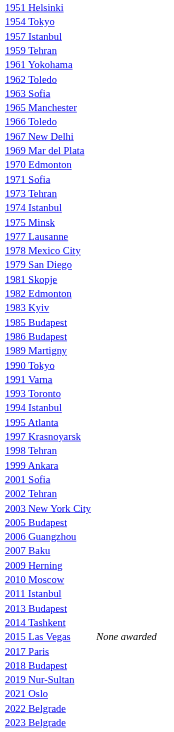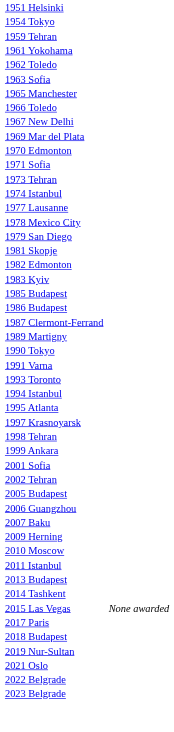- row: (33, 36)
- row: (30, 222)
+ row: (54, 322)
- row: (48, 508)
